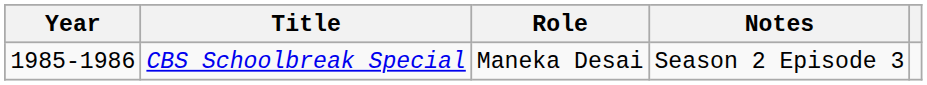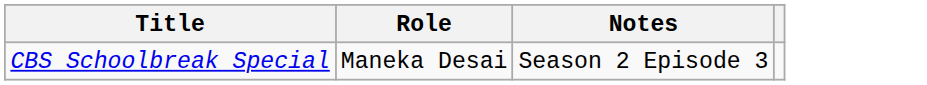- column: (73, 24)
